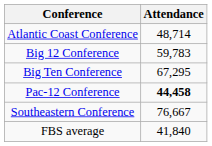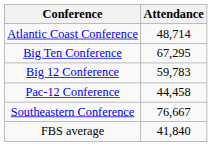rows swapped: (73, 72) <-> (73, 53)
(174, 92) bold -> (174, 92) normal
